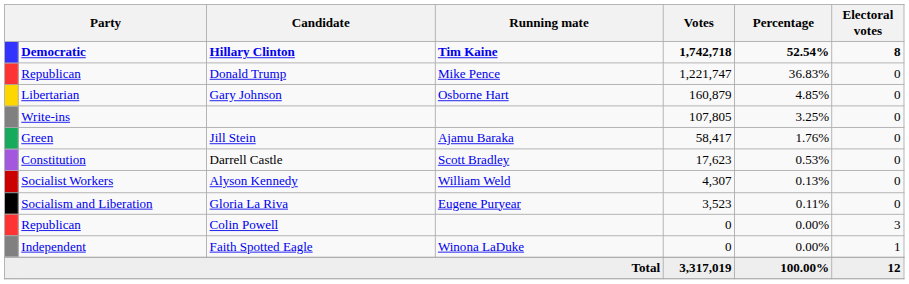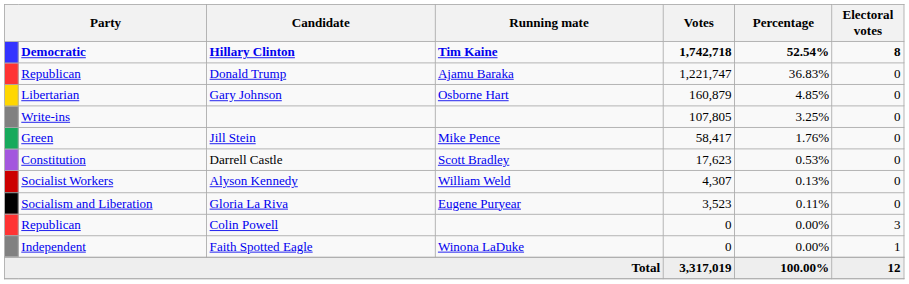(469, 74) Mike Pence -> (476, 74) Ajamu Baraka
(476, 138) Ajamu Baraka -> (469, 138) Mike Pence
